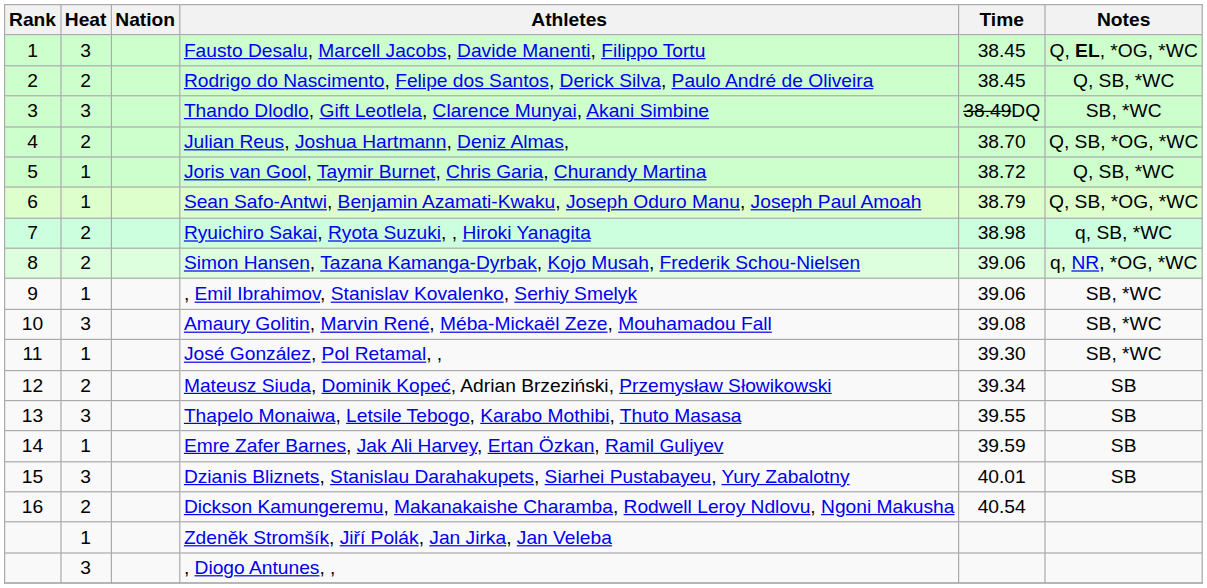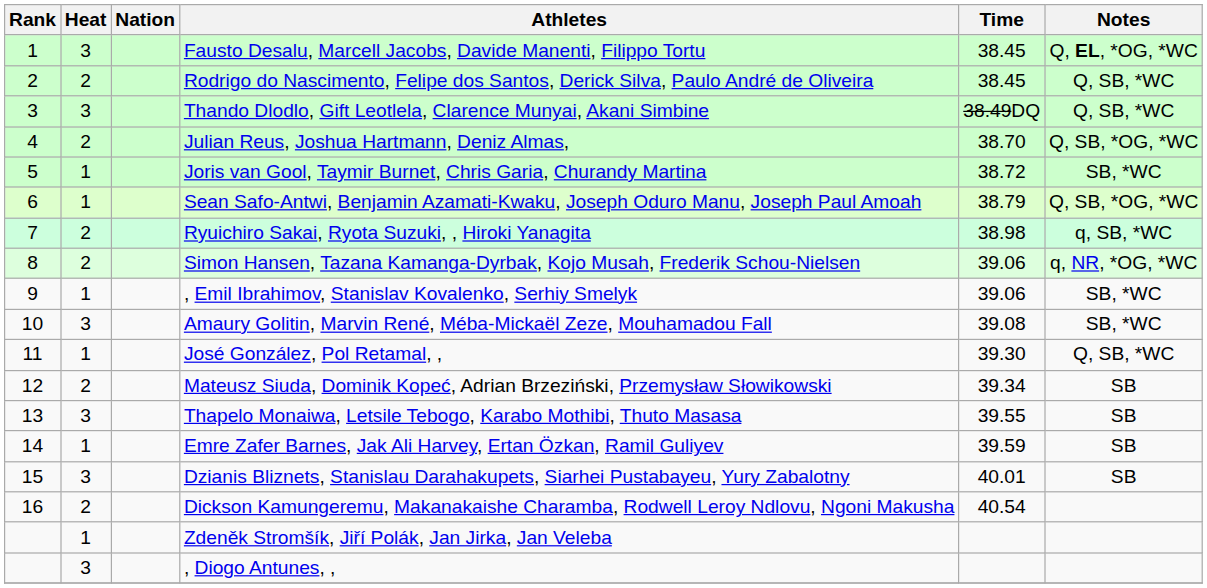(1124, 111) SB, *WC -> (1124, 111) Q, SB, *WC
(1124, 171) Q, SB, *WC -> (1124, 171) SB, *WC
(1124, 354) SB, *WC -> (1124, 354) Q, SB, *WC
